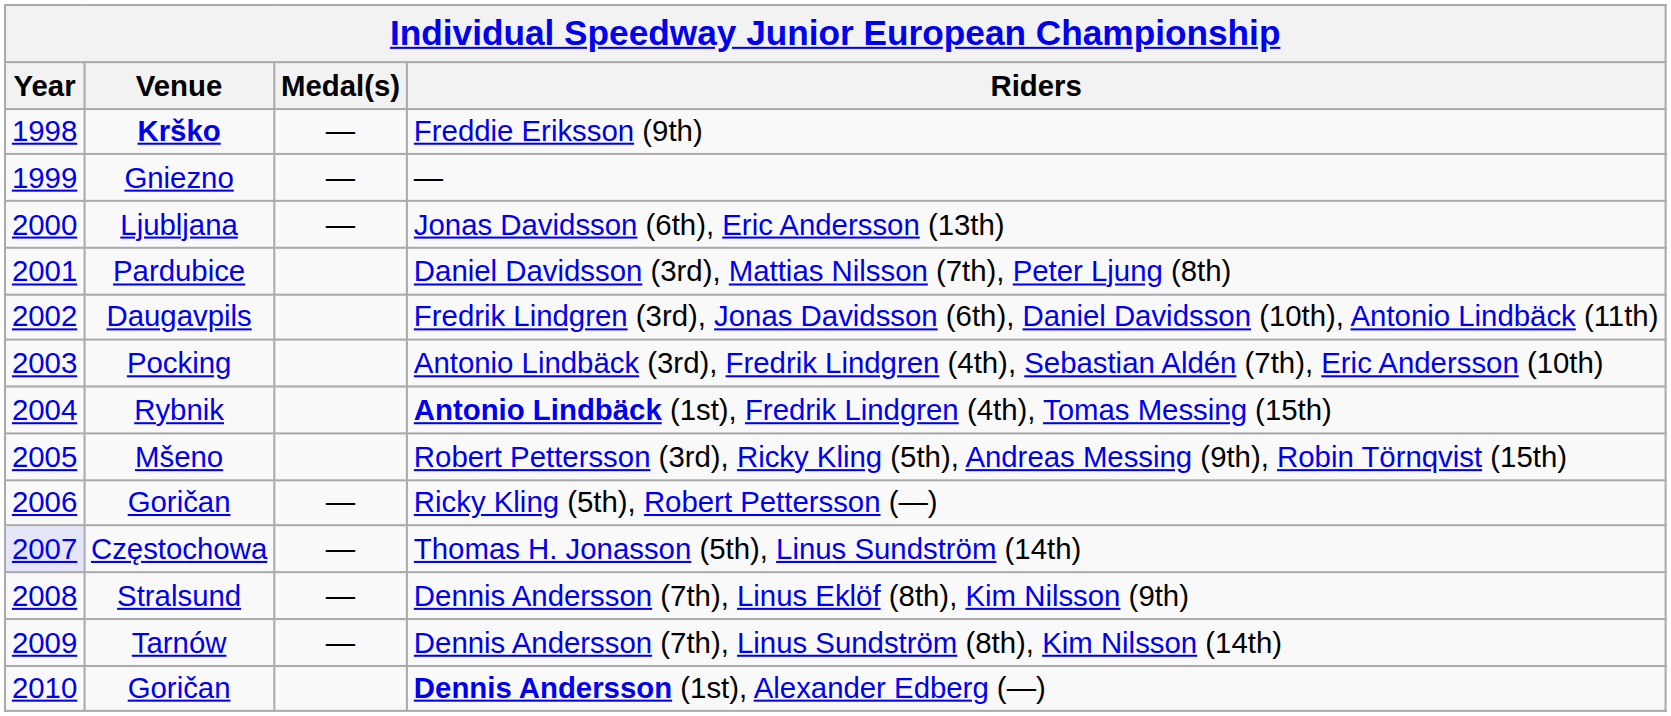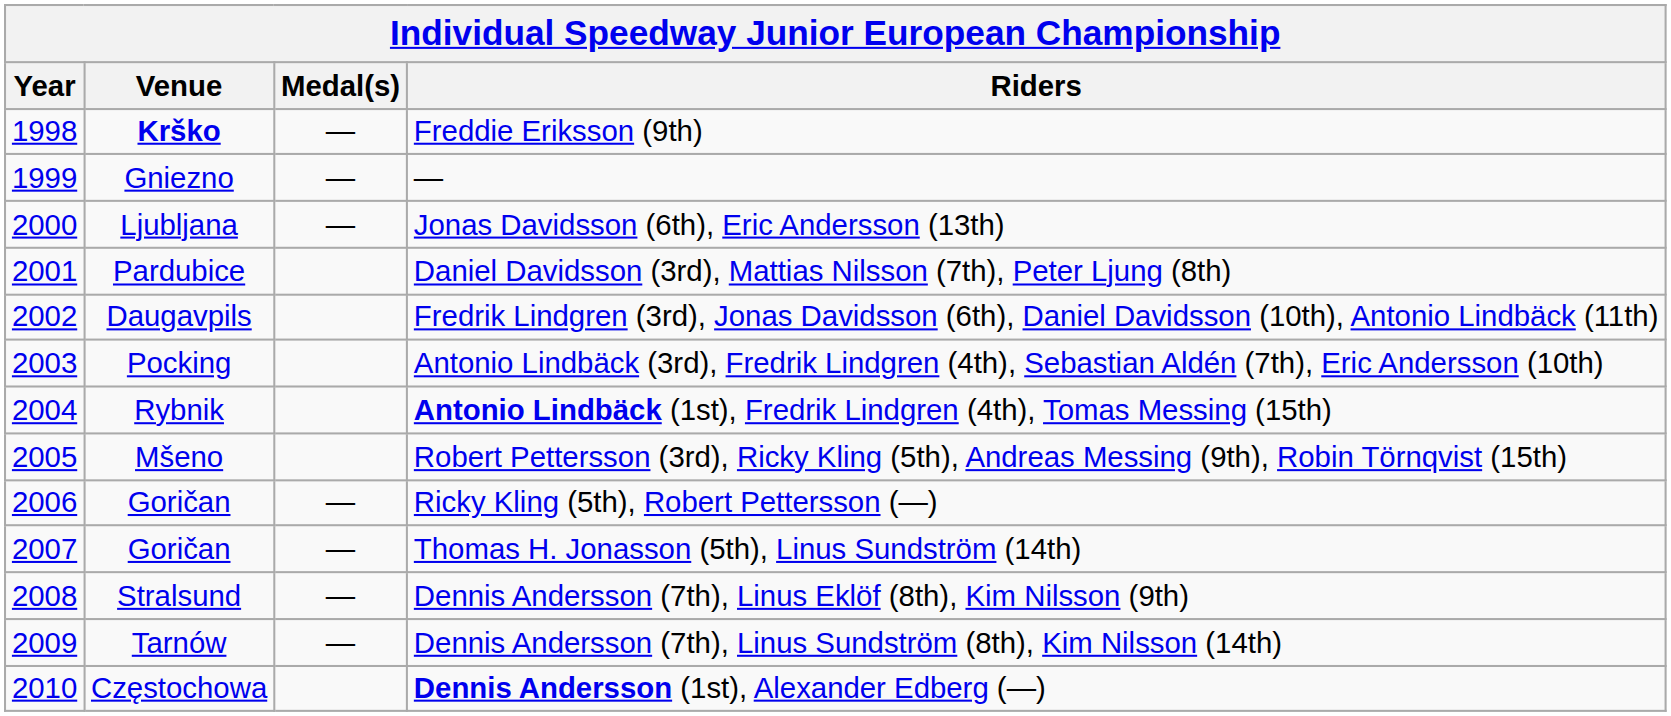(45, 549) lavender background -> (45, 549) no background
(179, 549) Częstochowa -> (179, 549) Goričan
(179, 689) Goričan -> (179, 689) Częstochowa
